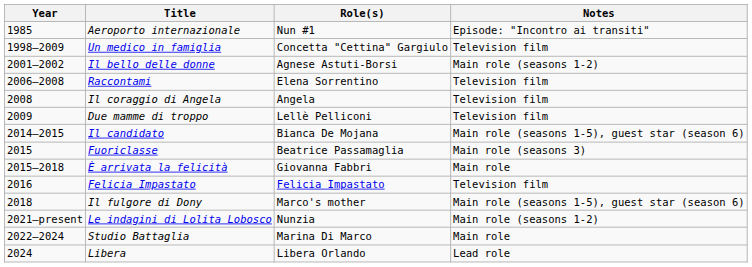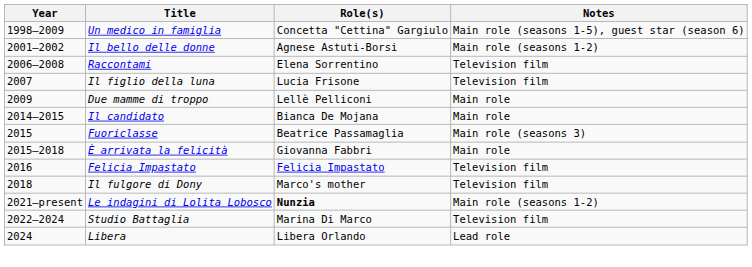- row: (164, 30)
(501, 47) Television film -> (599, 30) Main role (seasons 1-5), guest star (season 6)
+ row: (151, 82)
- row: (155, 99)
(501, 116) Television film -> (482, 99) Main role
(599, 133) Main role (seasons 1-5), guest star (season 6) -> (482, 116) Main role
(599, 202) Main role (seasons 1-5), guest star (season 6) -> (501, 185) Television film
(296, 219) normal -> (296, 202) bold
(482, 236) Main role -> (501, 219) Television film
